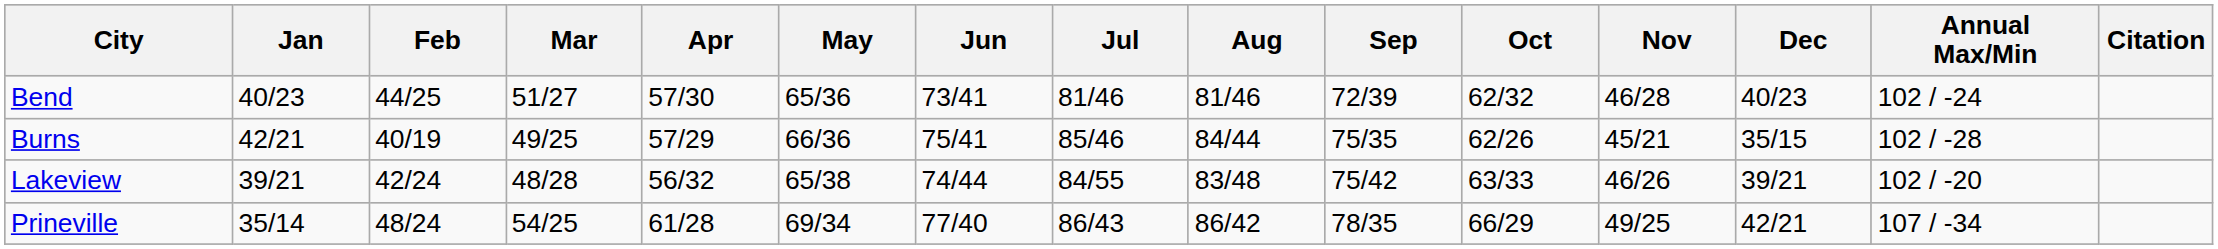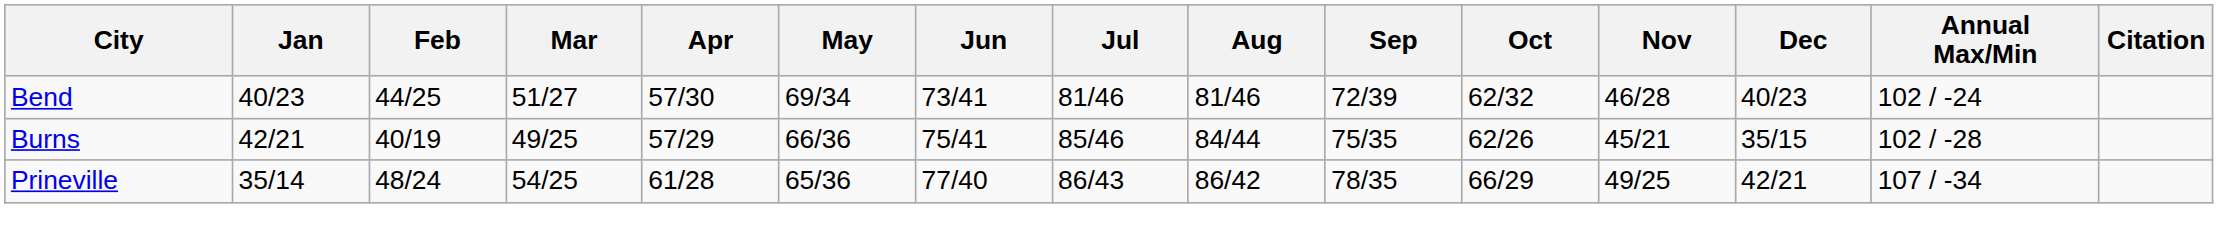(818, 97) 65/36 -> (818, 97) 69/34
- row: (66, 180)
(818, 222) 69/34 -> (818, 180) 65/36
